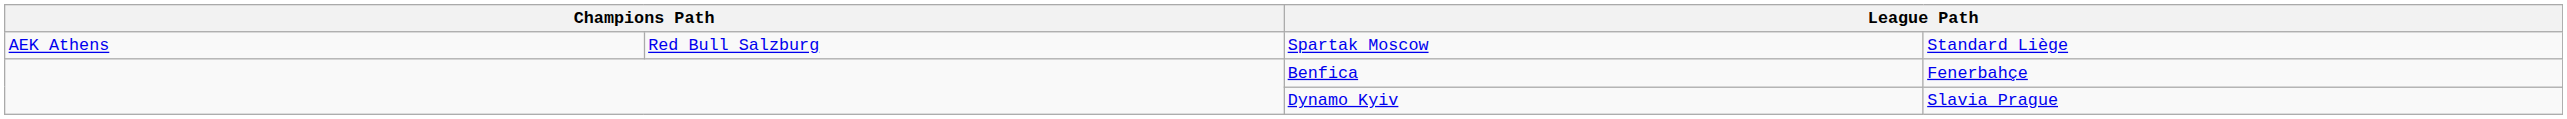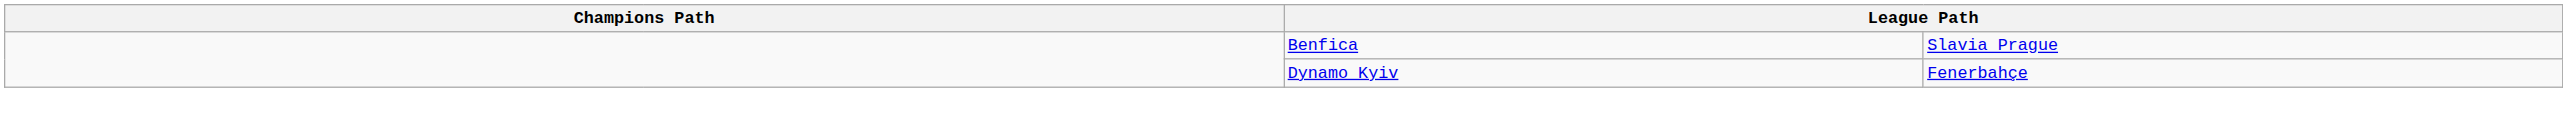- row: (1358, 46)
(1978, 73) Fenerbahçe -> (1993, 46) Slavia Prague
(1993, 100) Slavia Prague -> (1978, 73) Fenerbahçe
